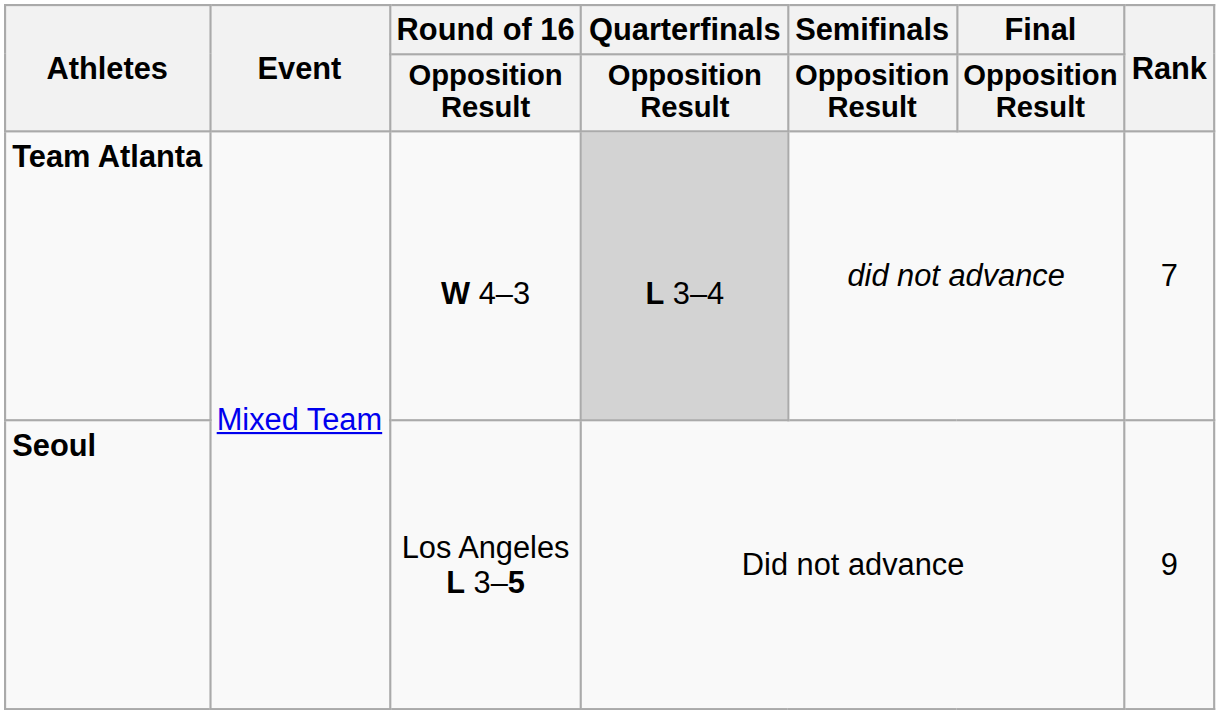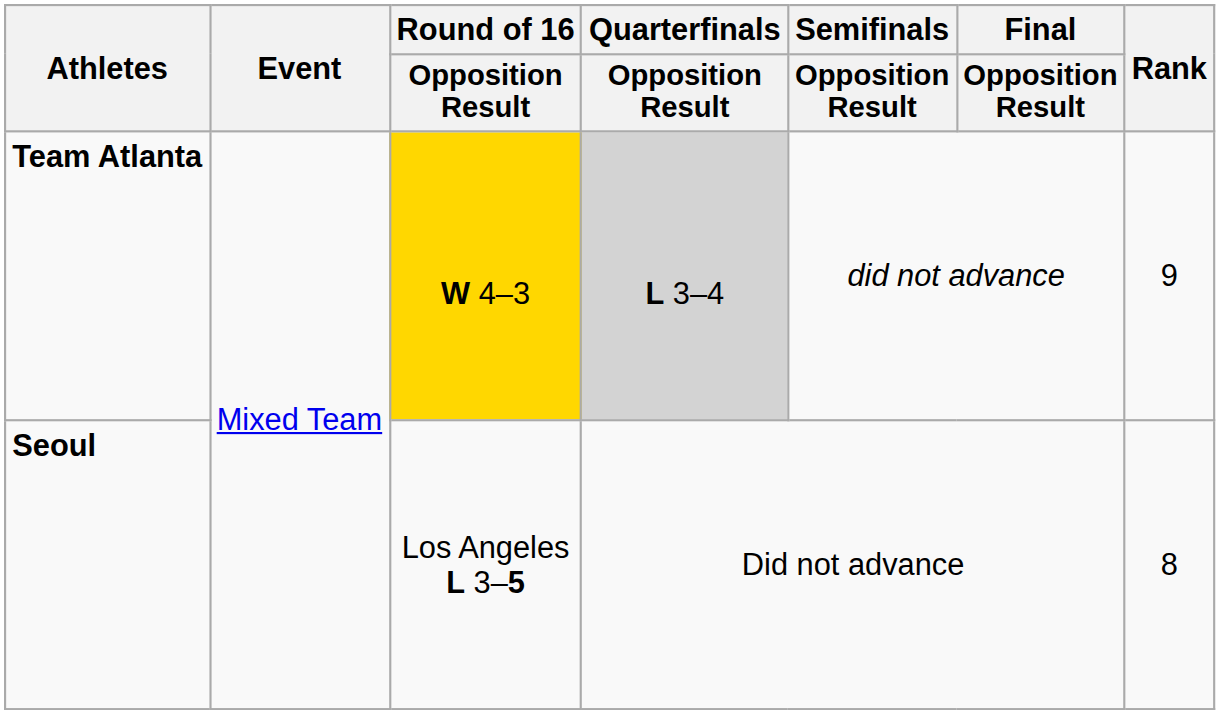(486, 293) no background -> (486, 293) gold background
(1169, 276) 7 -> (1169, 276) 9
(1169, 565) 9 -> (1169, 565) 8
